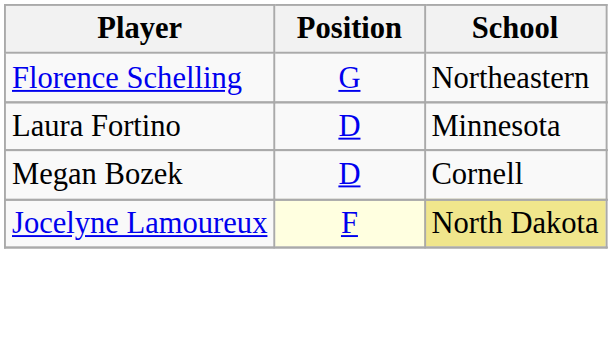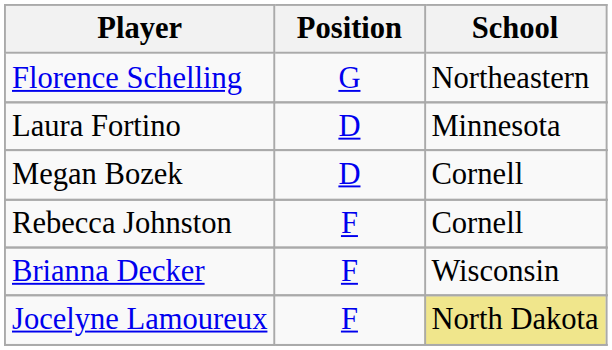+ row: (122, 222)
+ row: (108, 271)
(349, 222) lightyellow background -> (349, 319) no background
